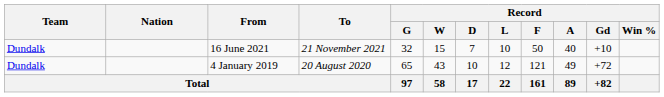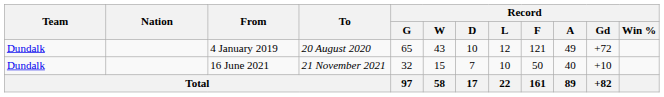rows swapped: (244, 65) <-> (240, 48)
